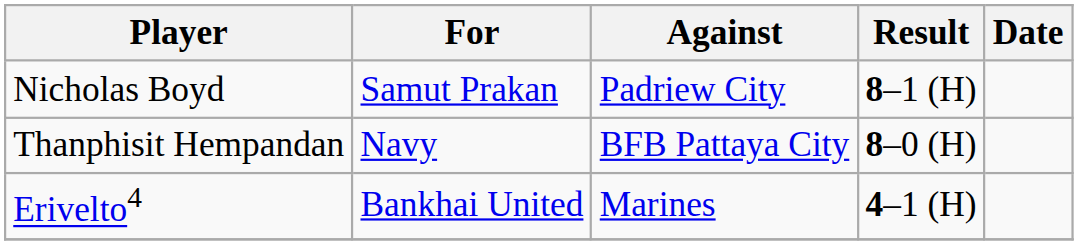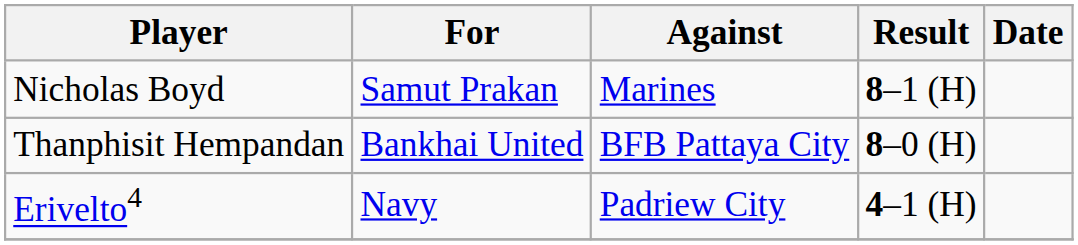(693, 88) Padriew City -> (658, 88) Marines
(399, 144) Navy -> (472, 144) Bankhai United
(472, 205) Bankhai United -> (399, 205) Navy
(658, 205) Marines -> (693, 205) Padriew City
